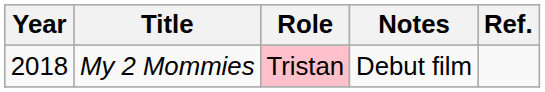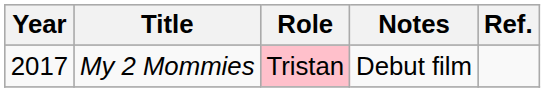(39, 65) 2018 -> (39, 65) 2017
